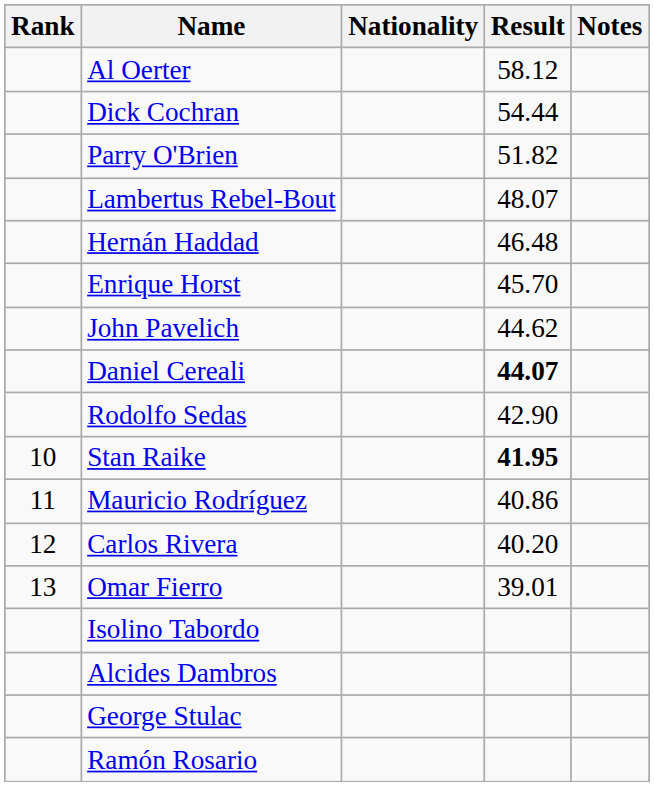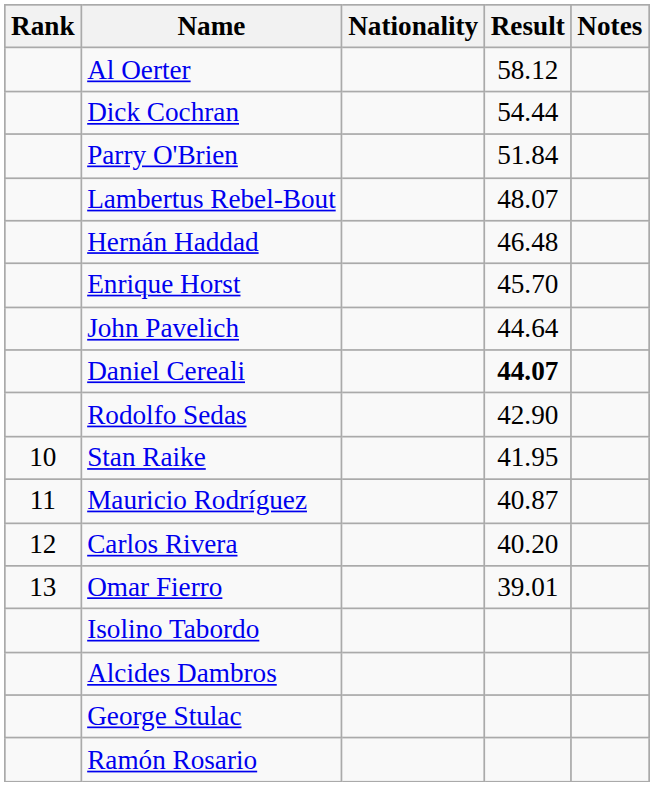(528, 155) 51.82 -> (528, 155) 51.84
(528, 328) 44.62 -> (528, 328) 44.64
(528, 457) bold -> (528, 457) normal
(528, 500) 40.86 -> (528, 500) 40.87
